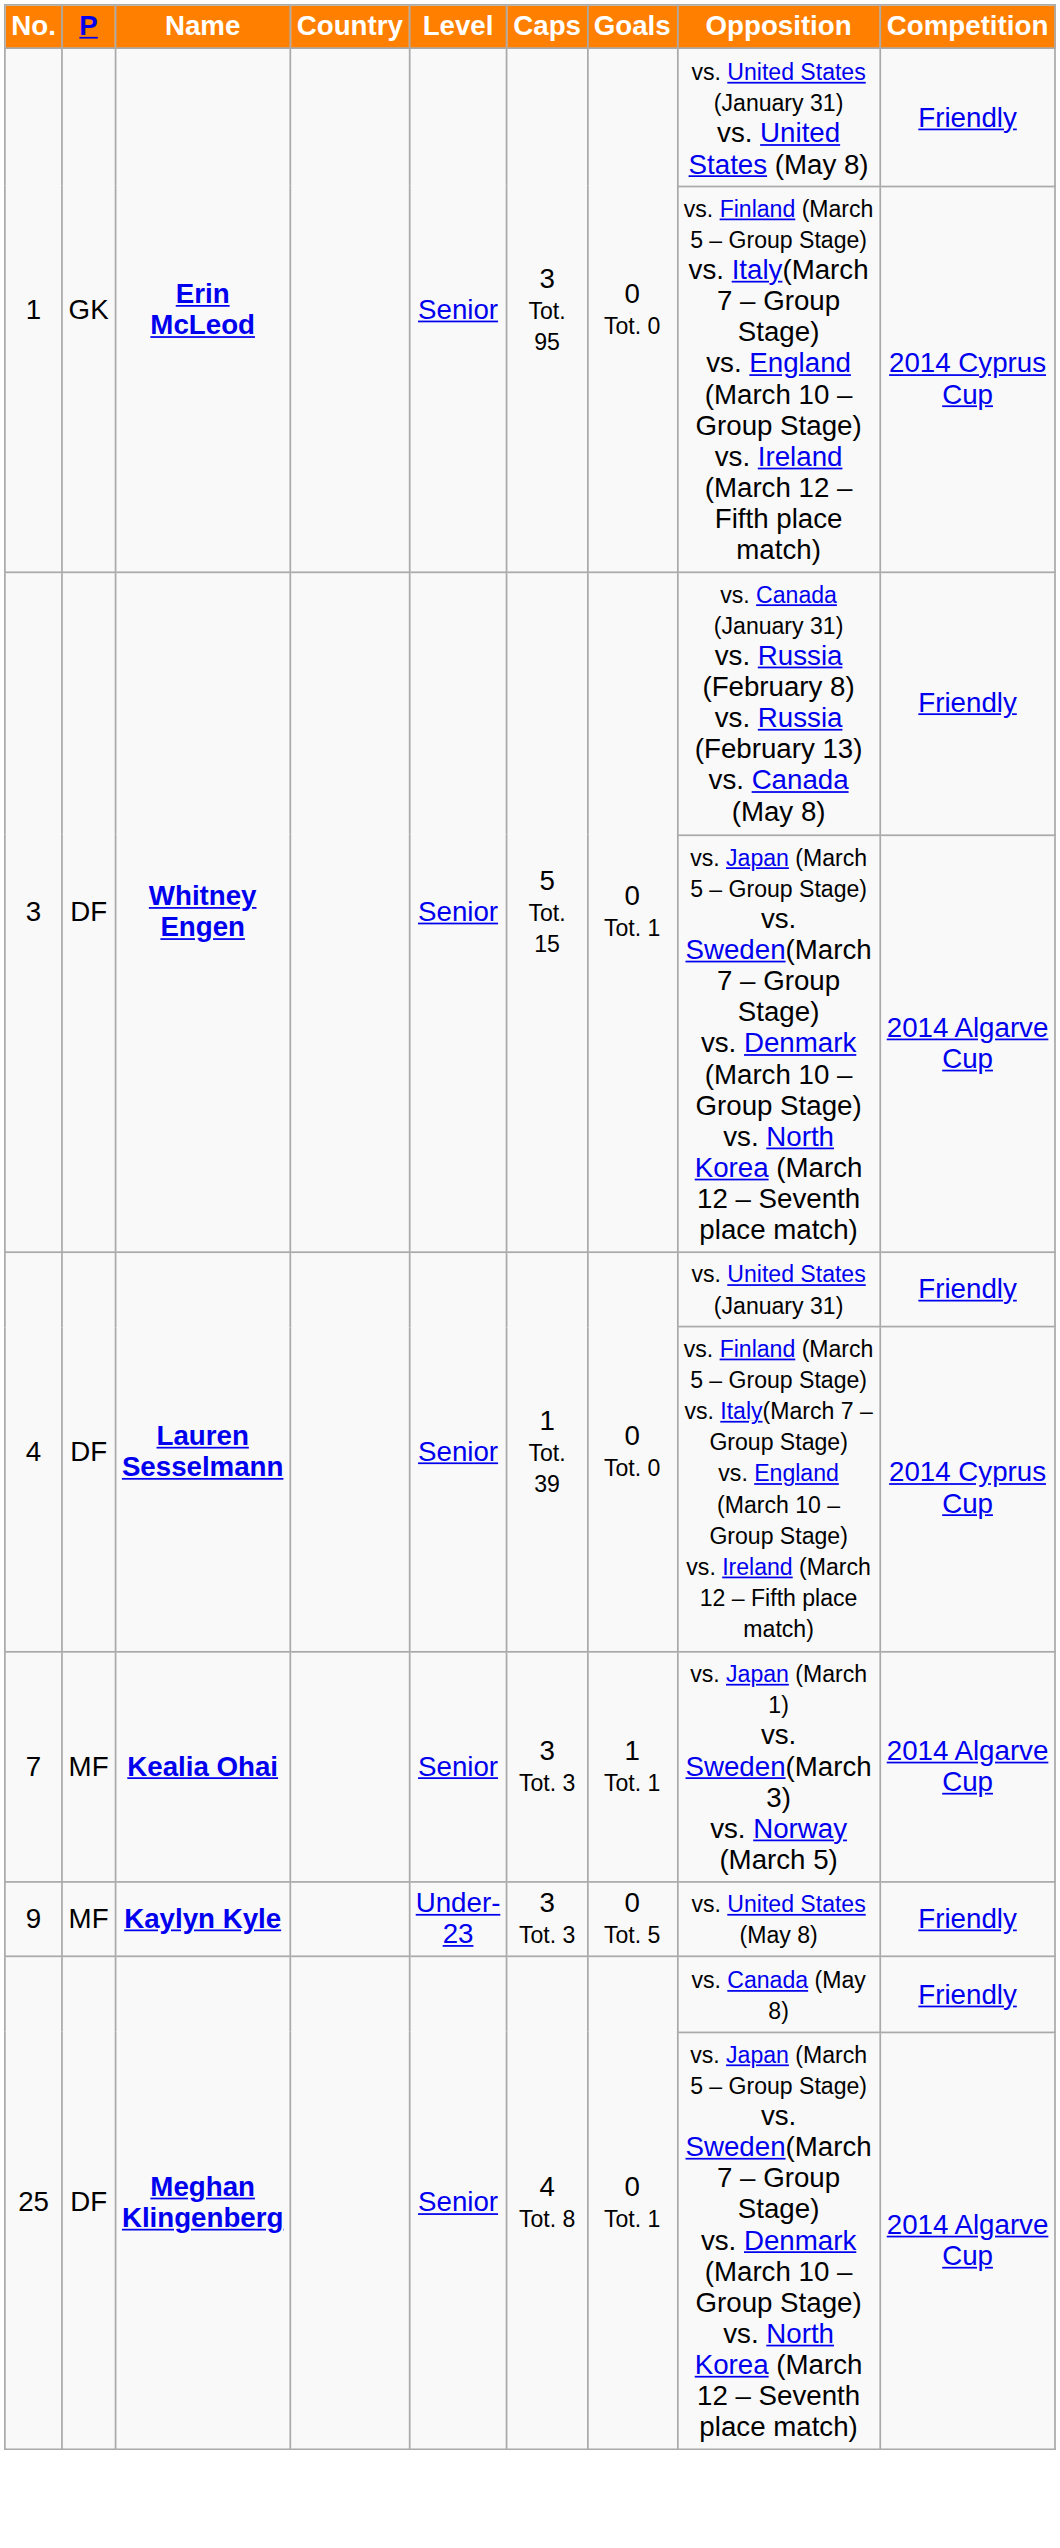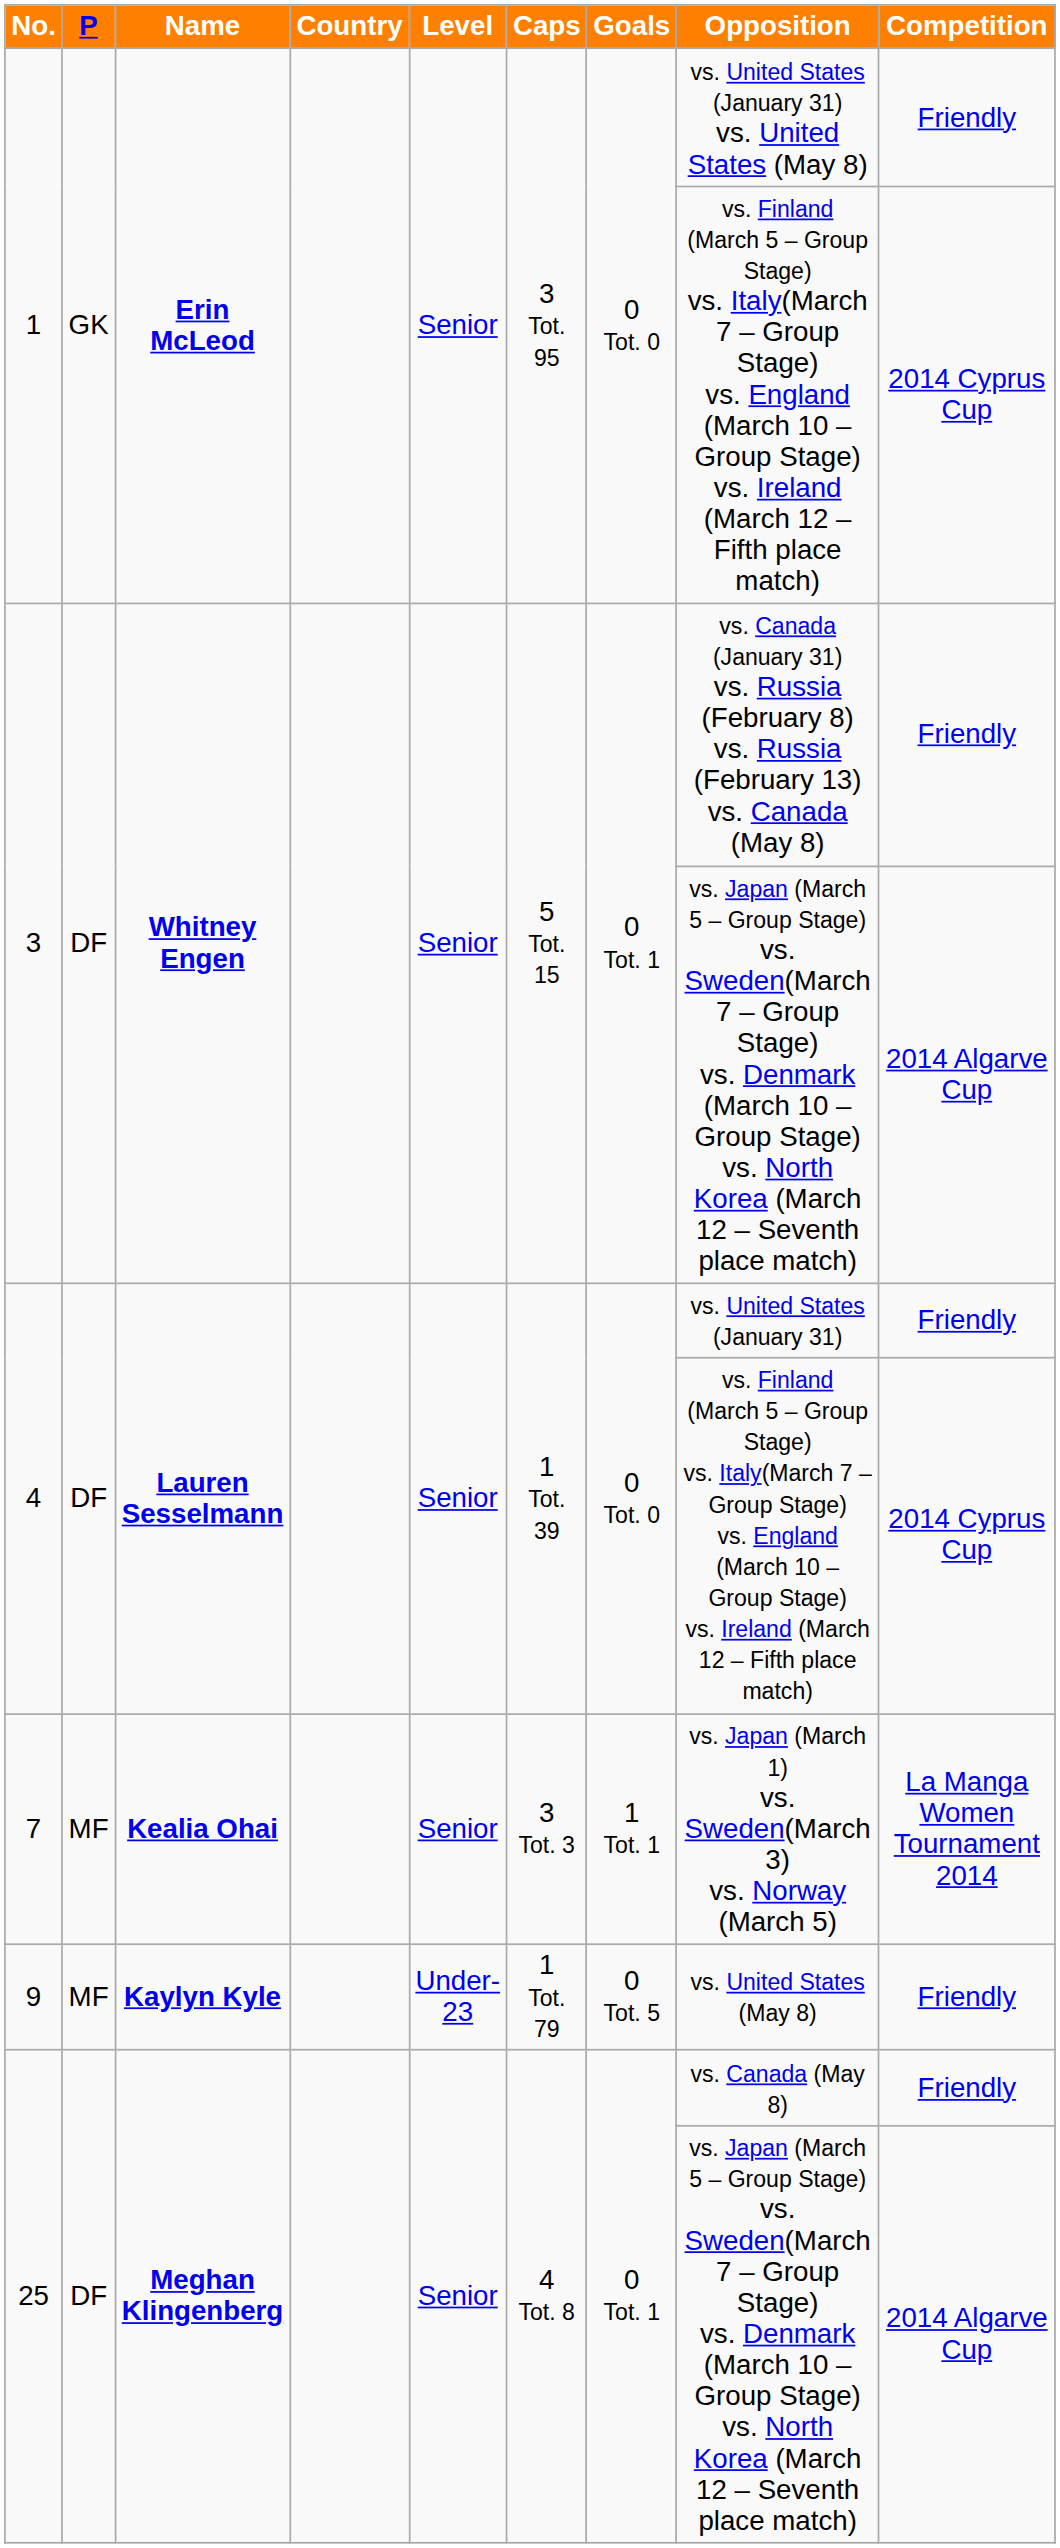(968, 1766) 2014 Algarve Cup -> (967, 1828) La Manga Women Tournament 2014
(547, 1919) 3 Tot. 3 -> (547, 1996) 1 Tot. 79
